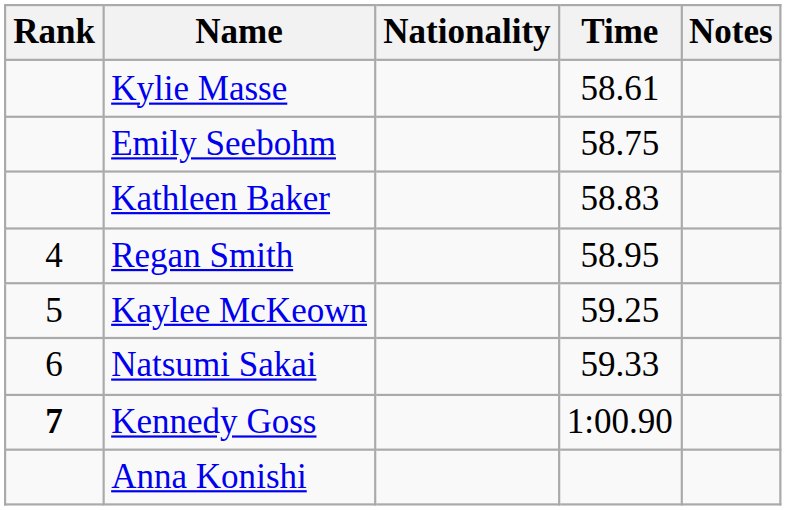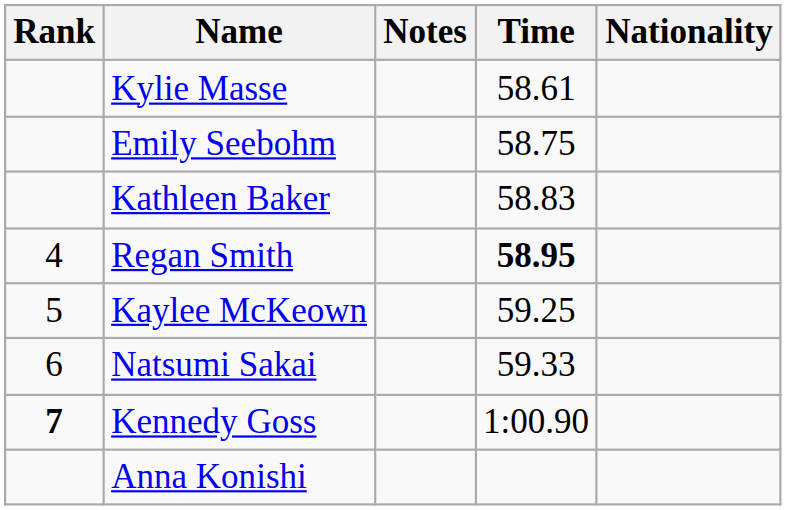columns swapped: (467, 32) <-> (731, 32)
(620, 254) normal -> (536, 254) bold
